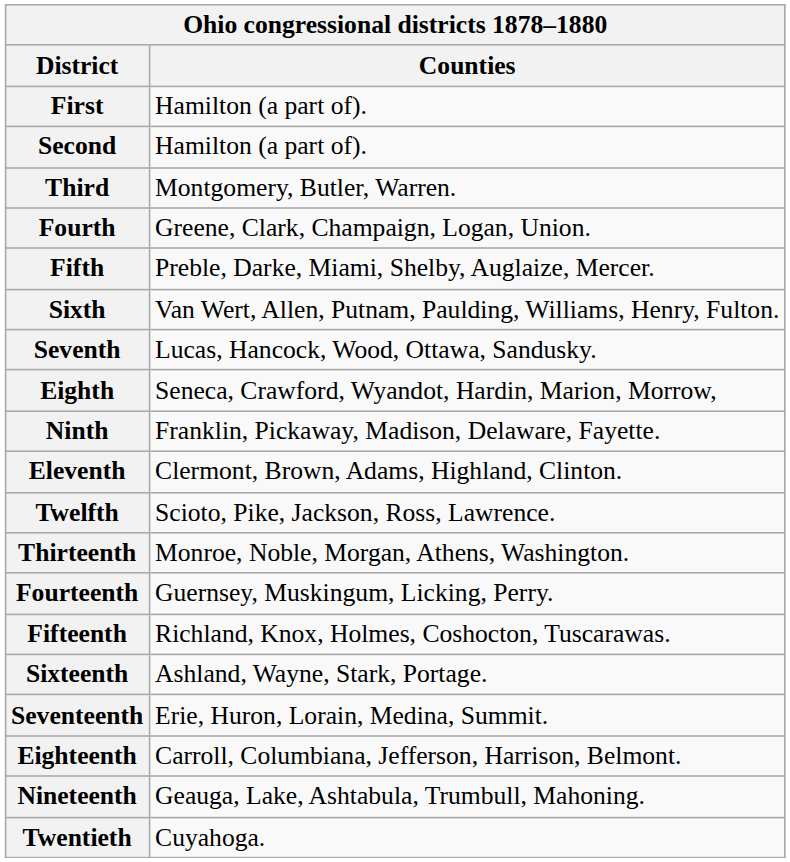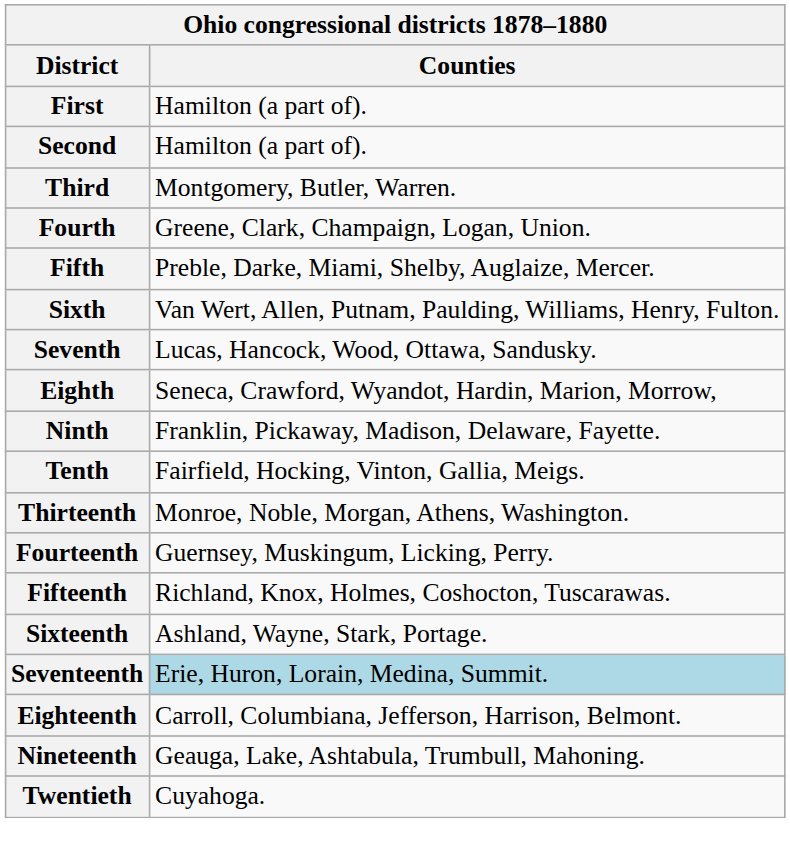+ row: (77, 471)
- row: (77, 471)
- row: (77, 512)
(352, 715) no background -> (352, 674) lightblue background
